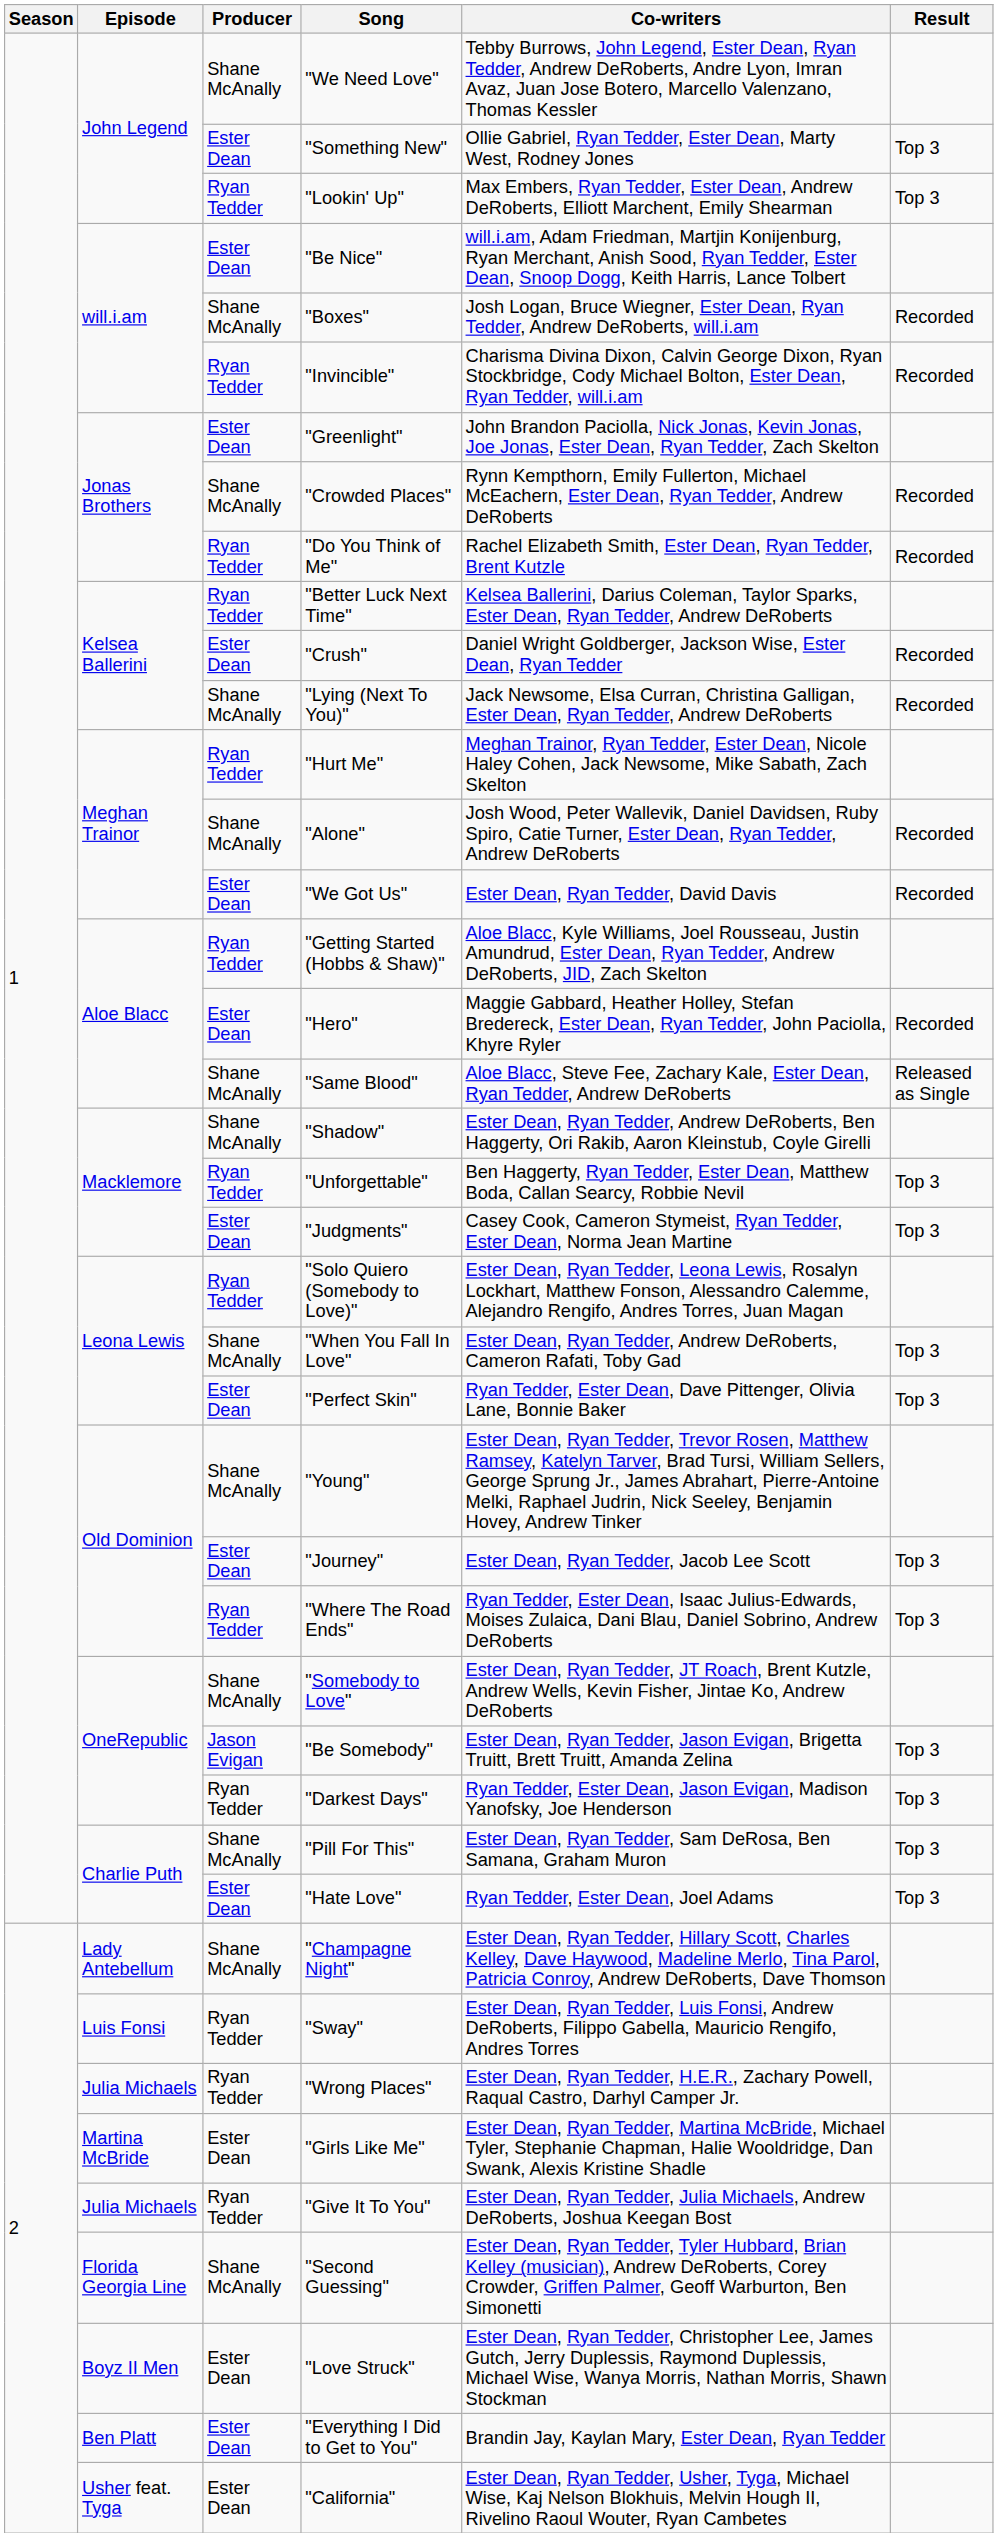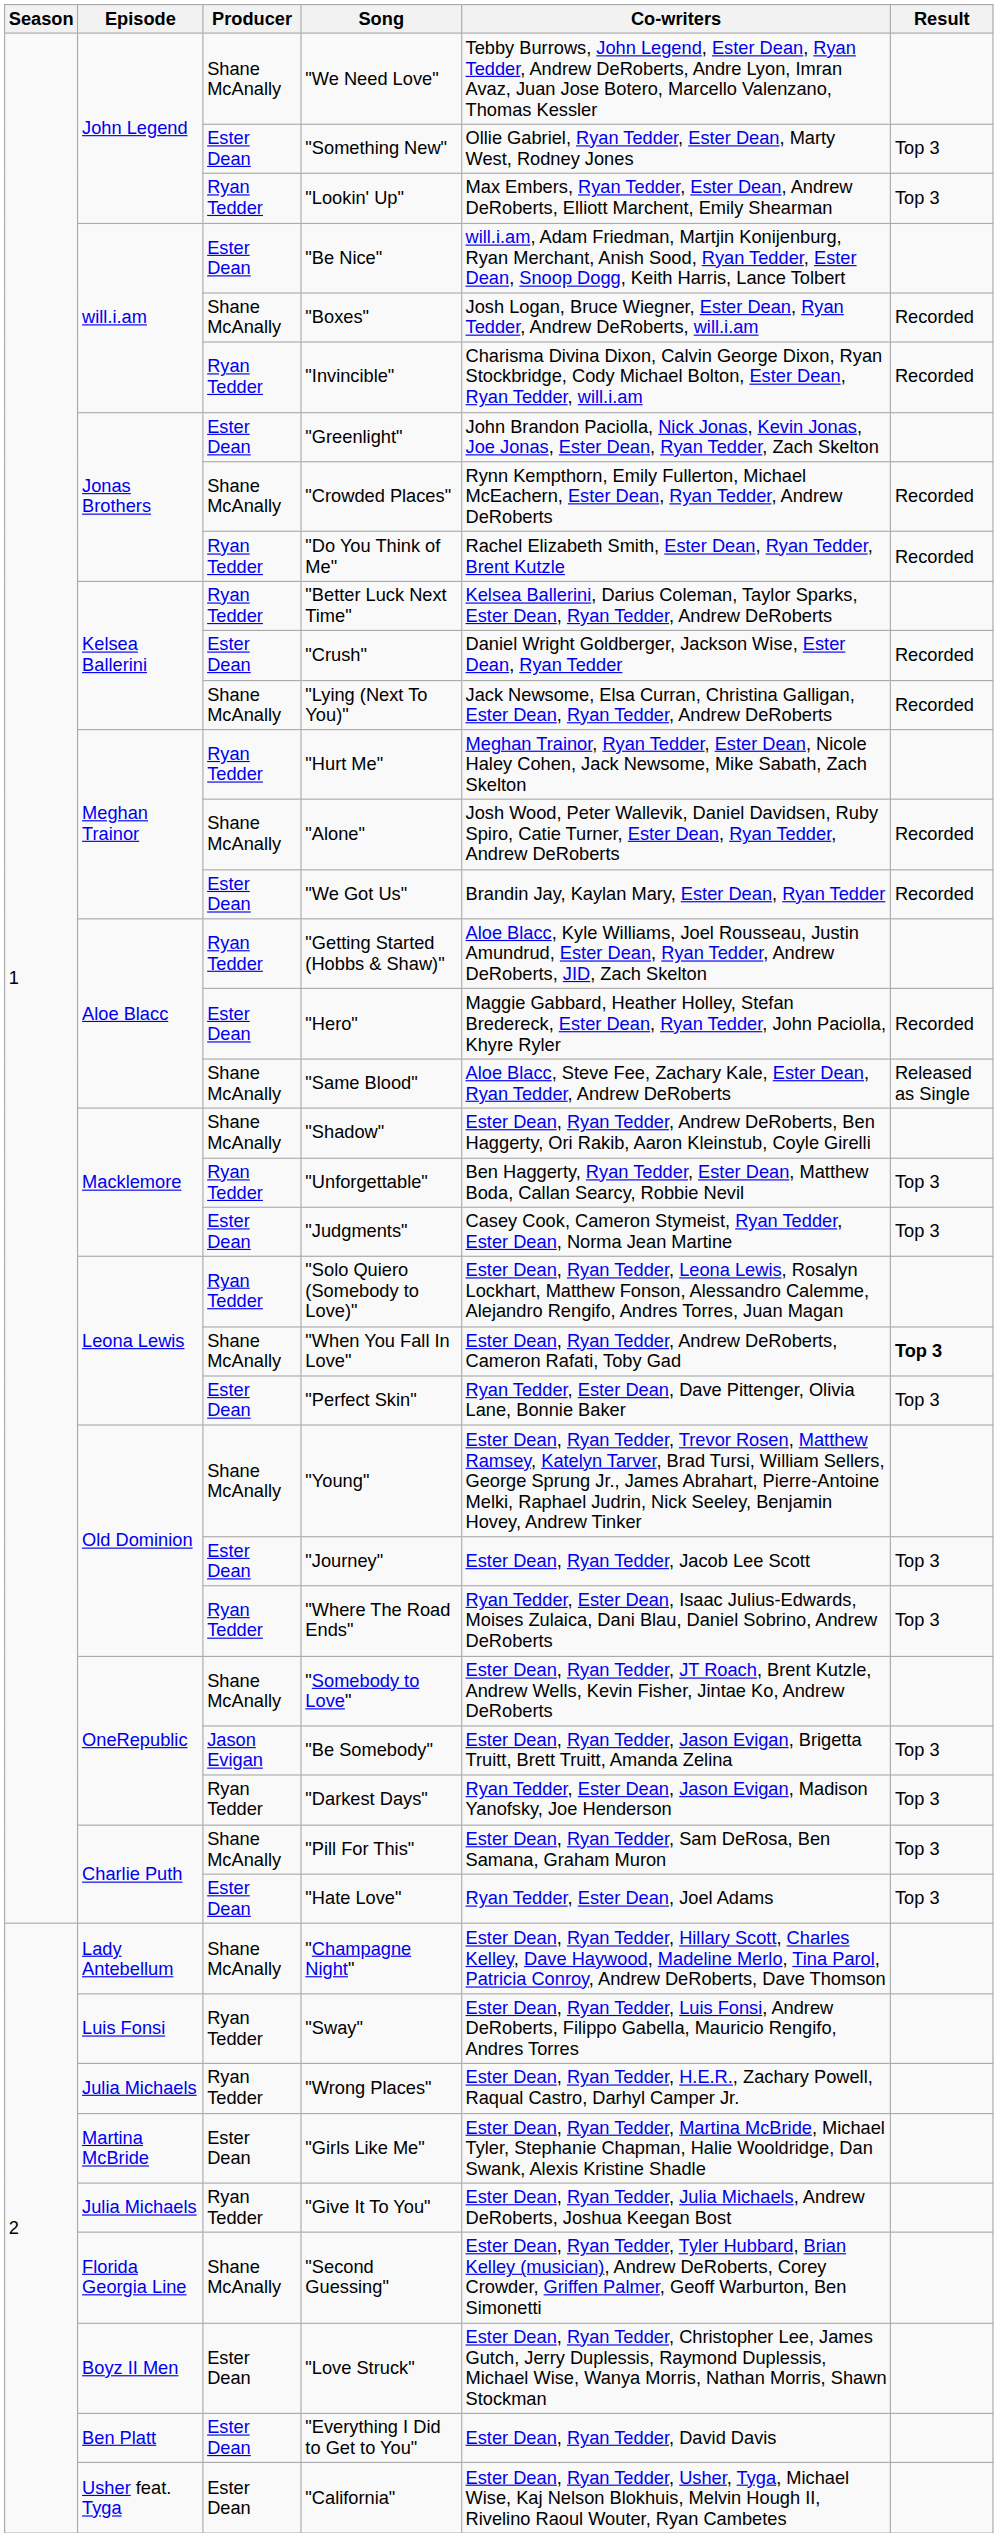(621, 894) Ester Dean, Ryan Tedder, David Davis -> (675, 894) Brandin Jay, Kaylan Mary, Ester Dean, Ryan Tedder
(917, 1351) normal -> (919, 1351) bold
(675, 2438) Brandin Jay, Kaylan Mary, Ester Dean, Ryan Tedder -> (621, 2438) Ester Dean, Ryan Tedder, David Davis
